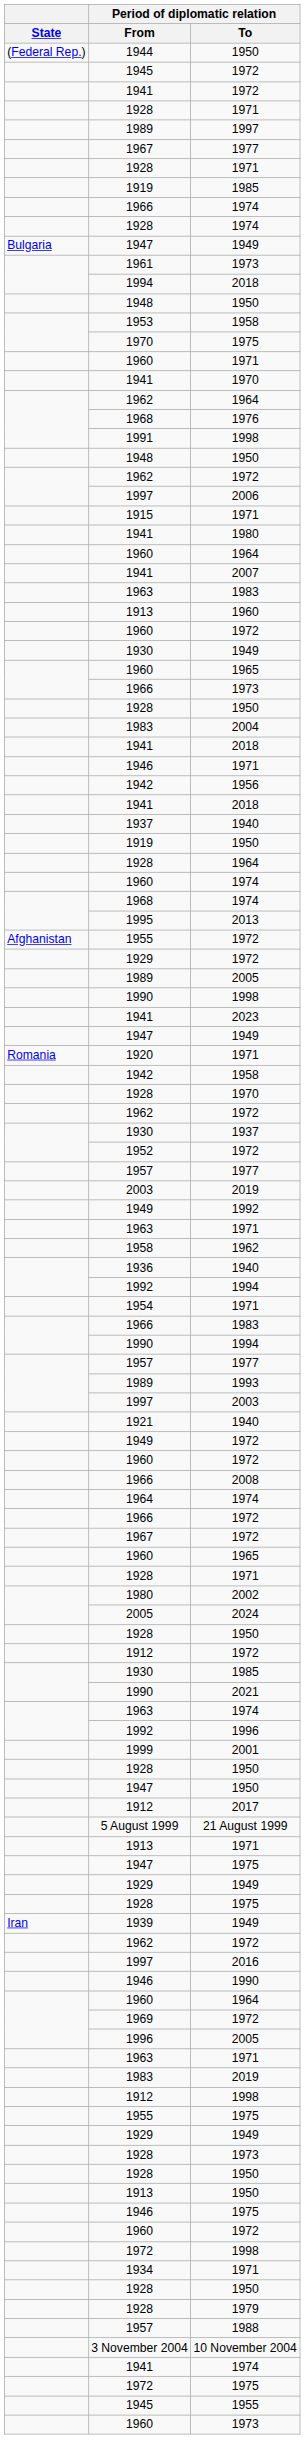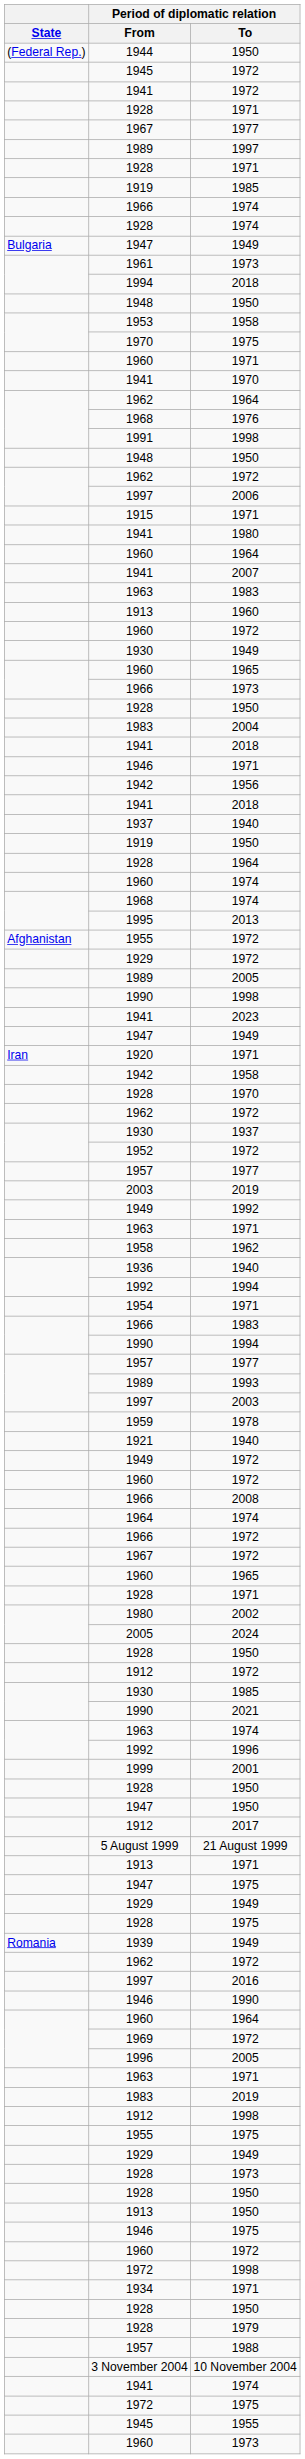rows swapped: (140, 149) <-> (140, 129)
(32, 1055) Romania -> (18, 1055) Iran
+ row: (140, 1421)
(18, 1923) Iran -> (32, 1942) Romania
